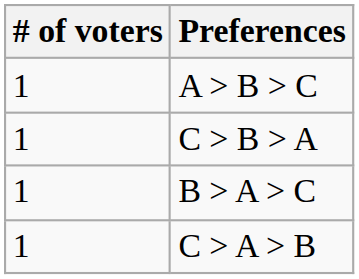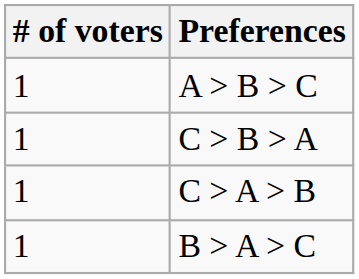rows swapped: (247, 191) <-> (247, 245)
